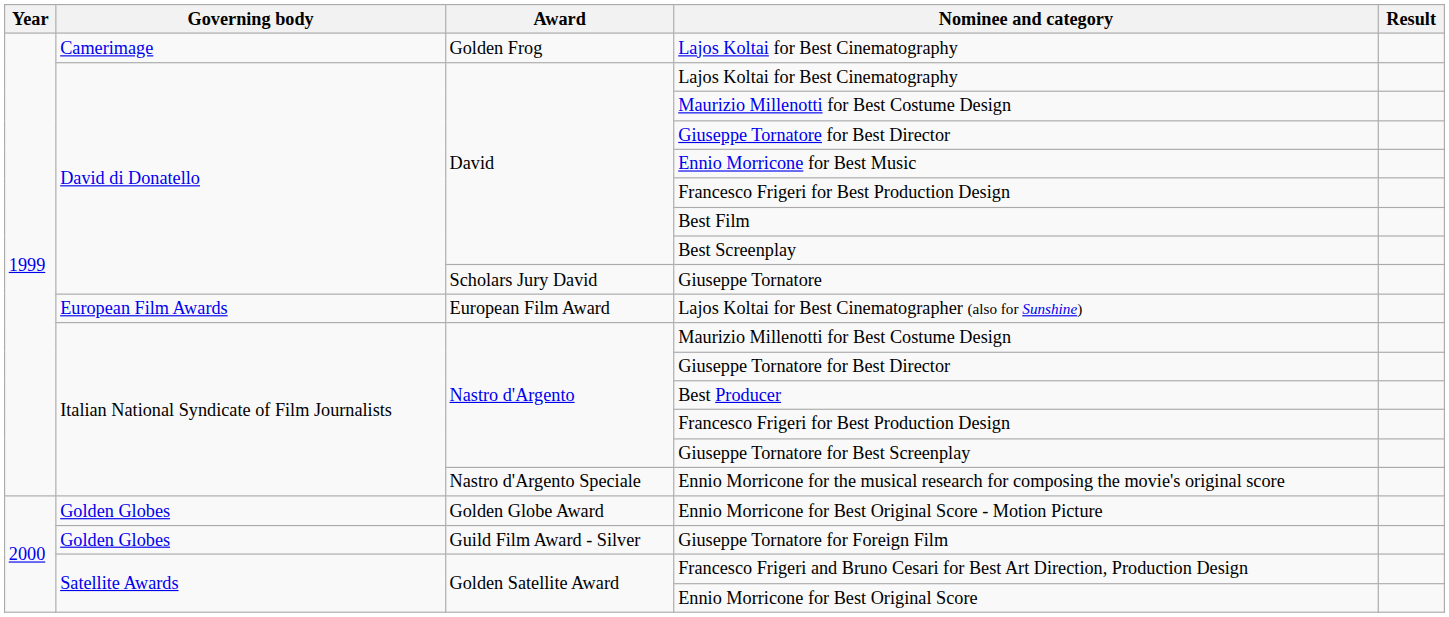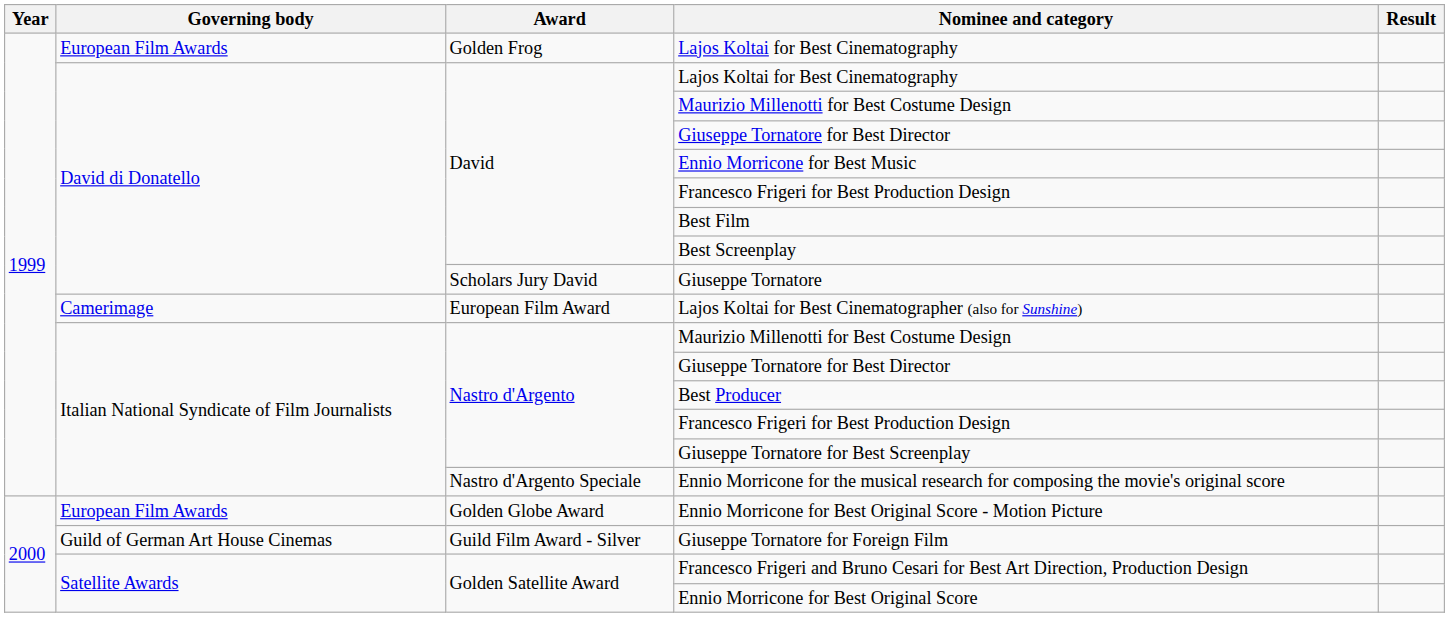(107, 47) Camerimage -> (144, 47) European Film Awards
(144, 308) European Film Awards -> (107, 308) Camerimage
(115, 510) Golden Globes -> (144, 510) European Film Awards
(115, 539) Golden Globes -> (196, 539) Guild of German Art House Cinemas
